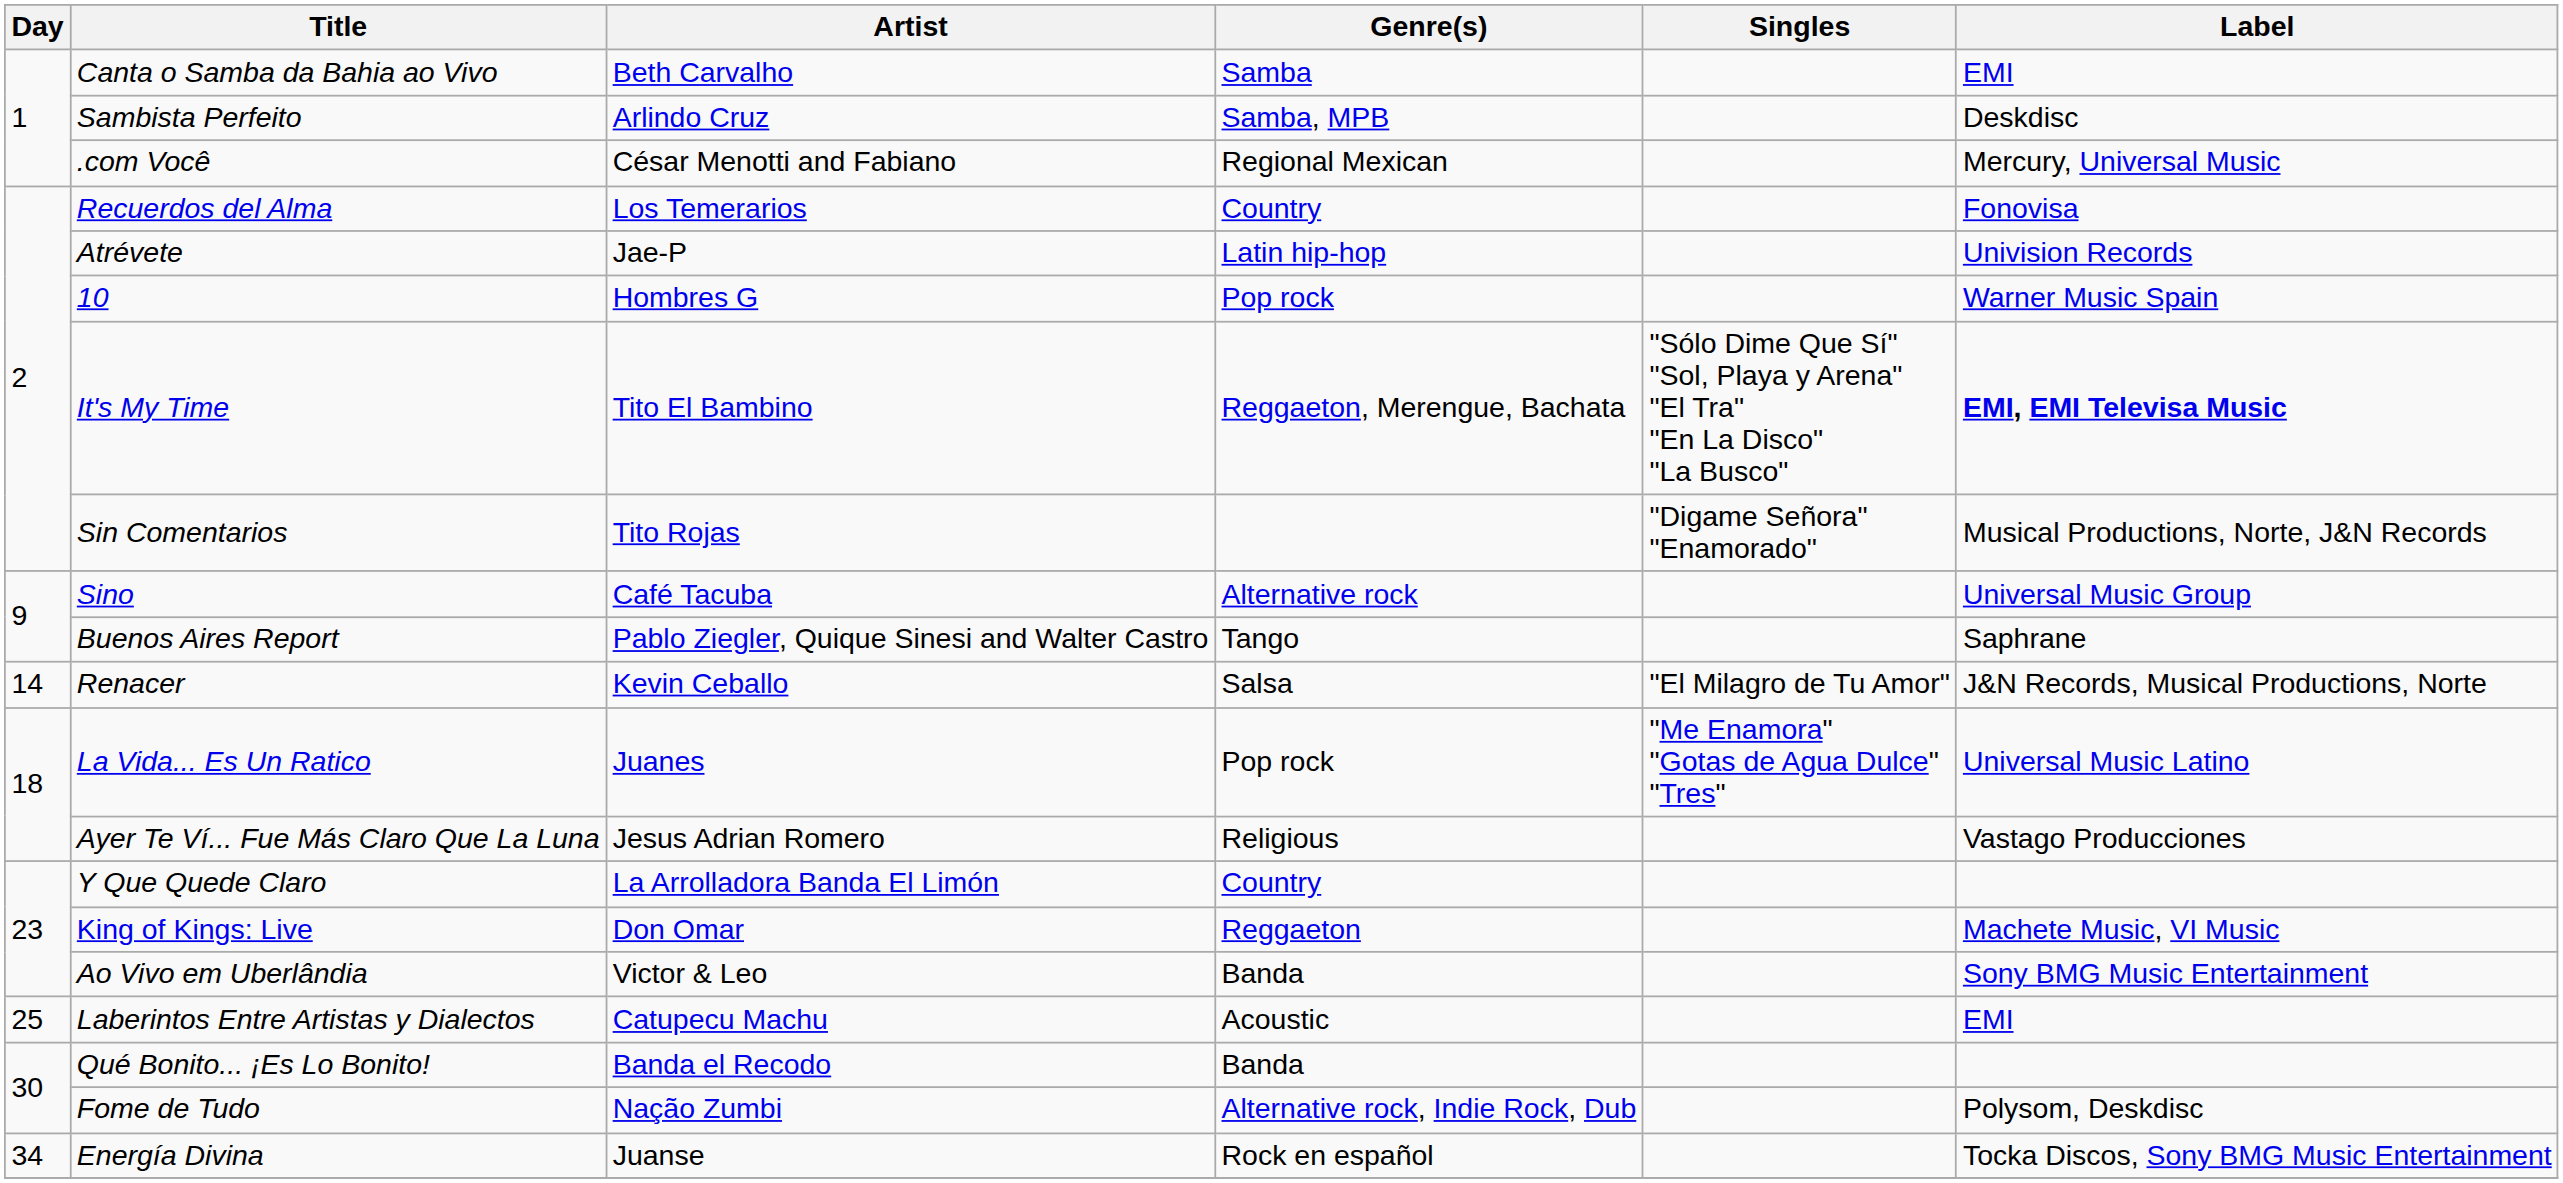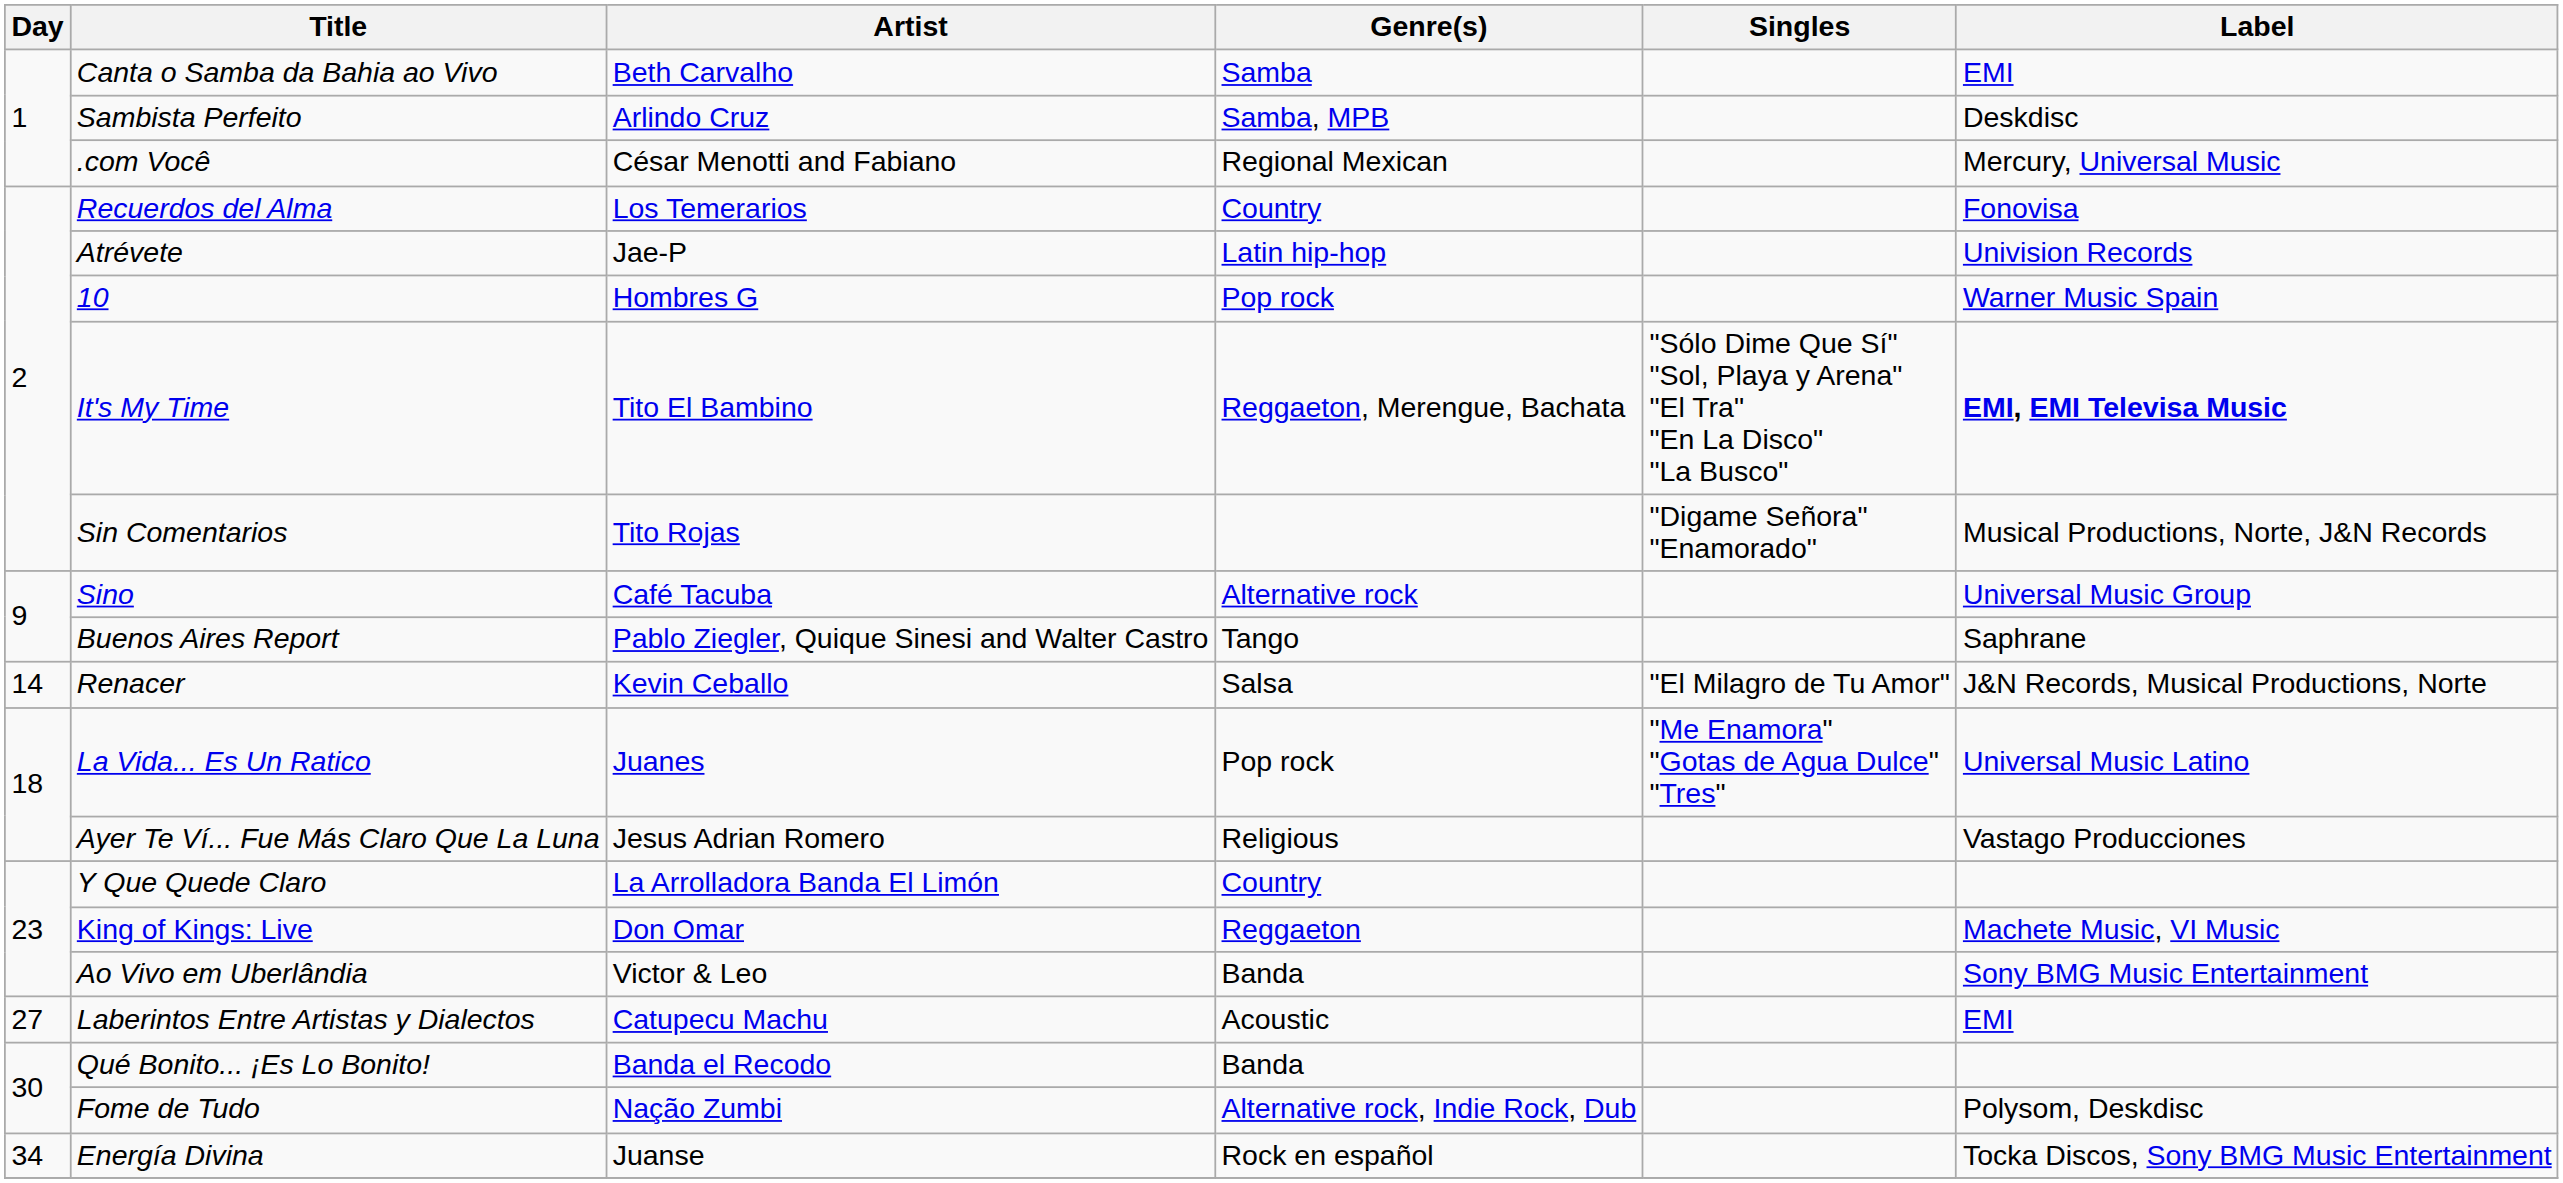(27, 1019) 25 -> (27, 1019) 27
